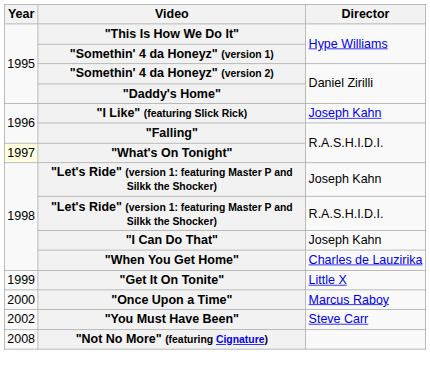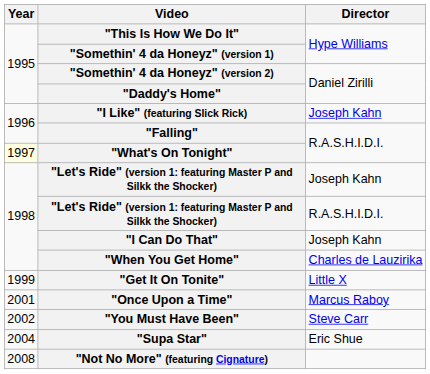(21, 299) 2000 -> (21, 299) 2001
+ row: (172, 339)
